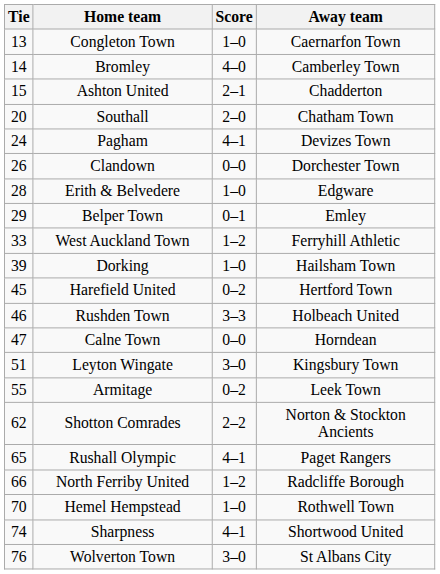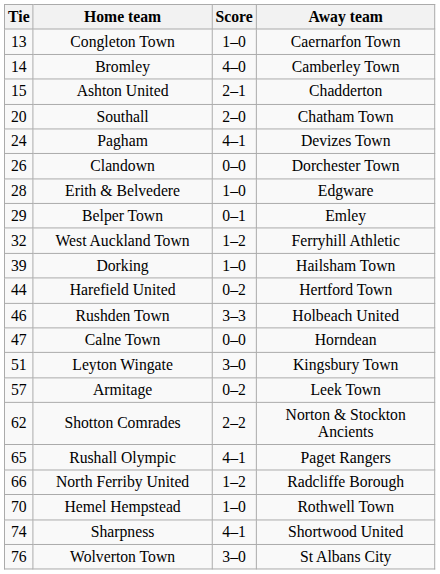(19, 240) 33 -> (19, 240) 32
(19, 290) 45 -> (19, 290) 44
(19, 389) 55 -> (19, 389) 57
